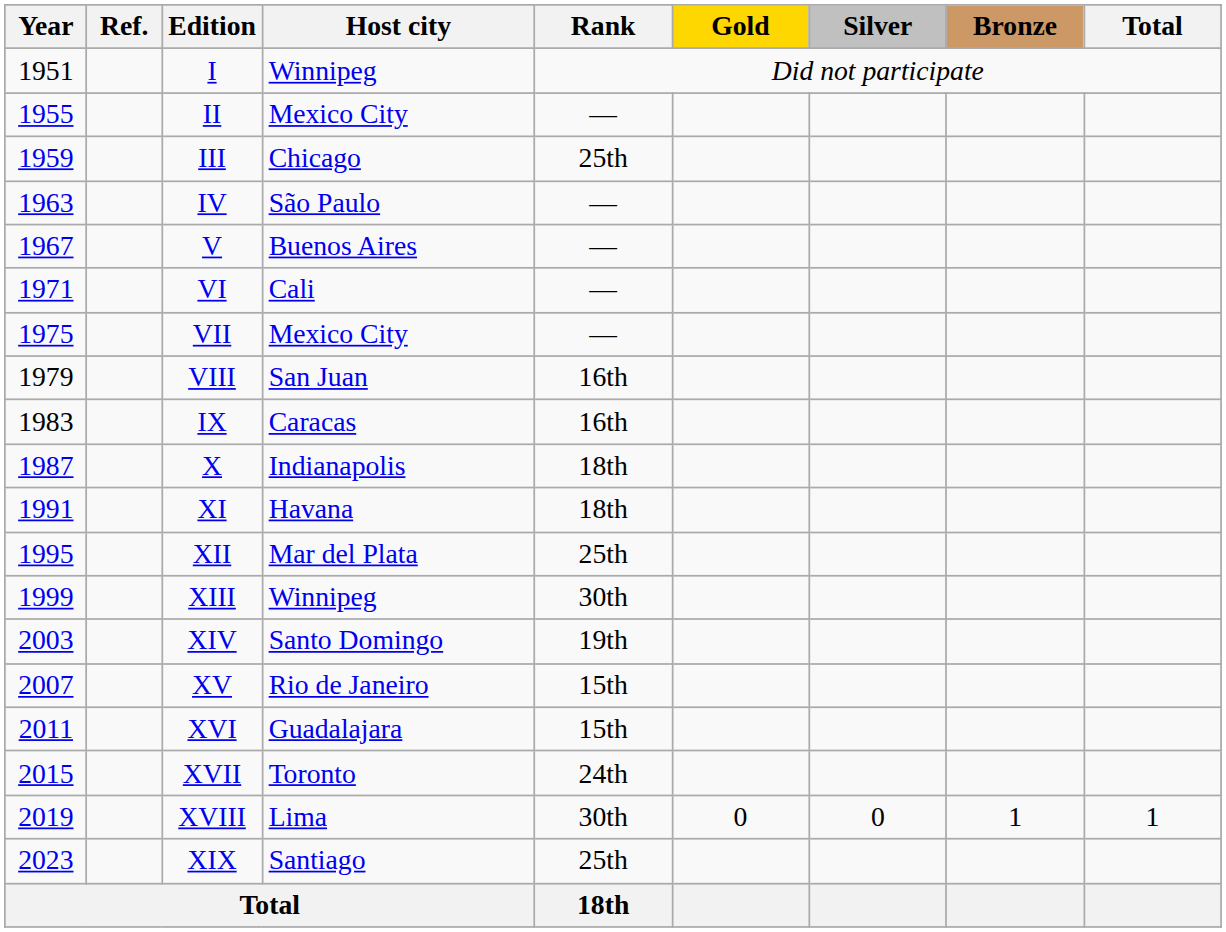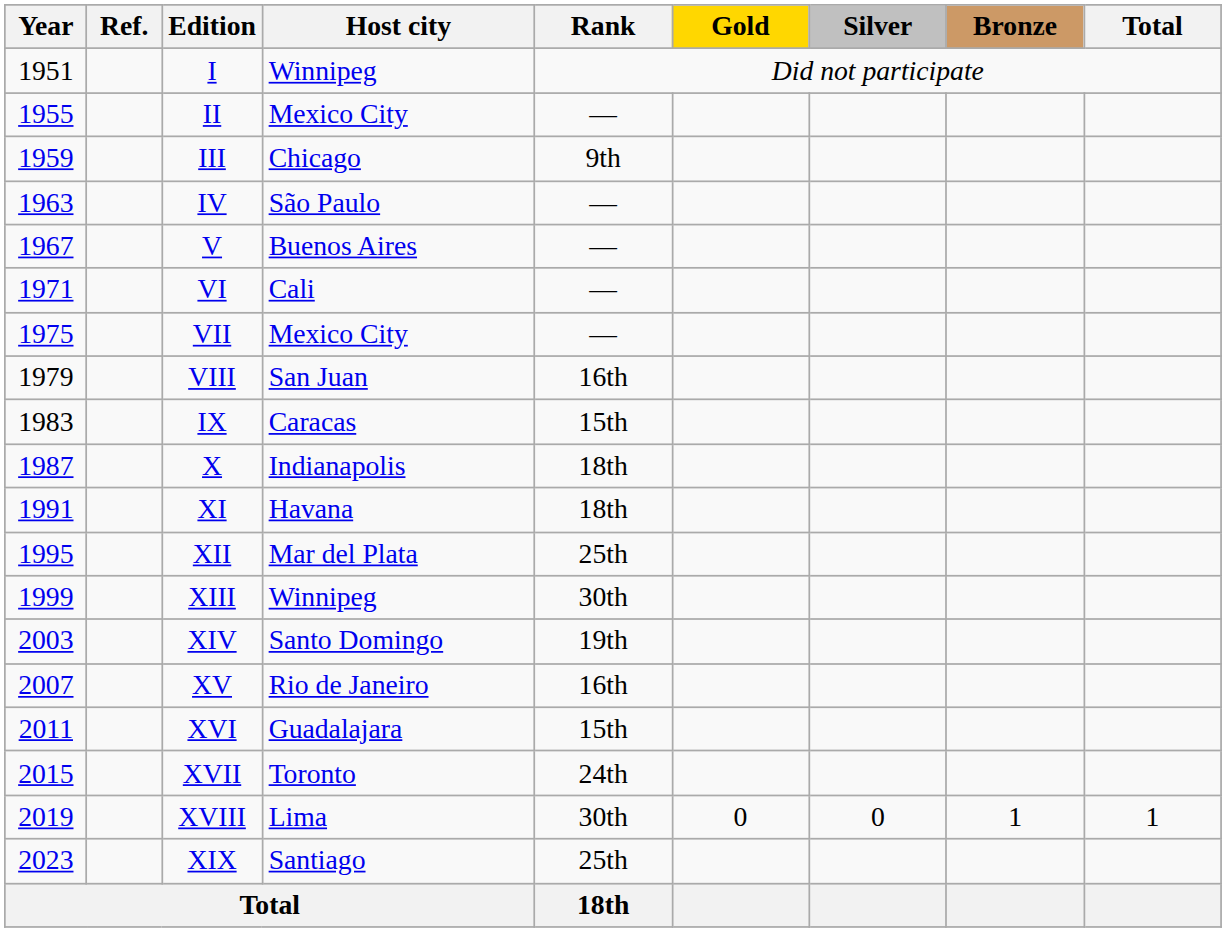(603, 158) 25th -> (603, 158) 9th
(603, 421) 16th -> (603, 421) 15th
(603, 684) 15th -> (603, 684) 16th
